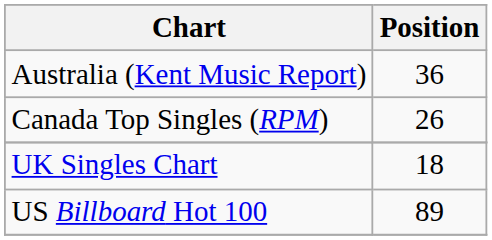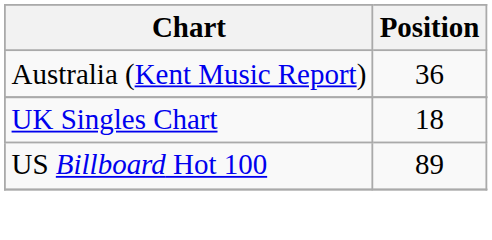- row: (170, 119)
